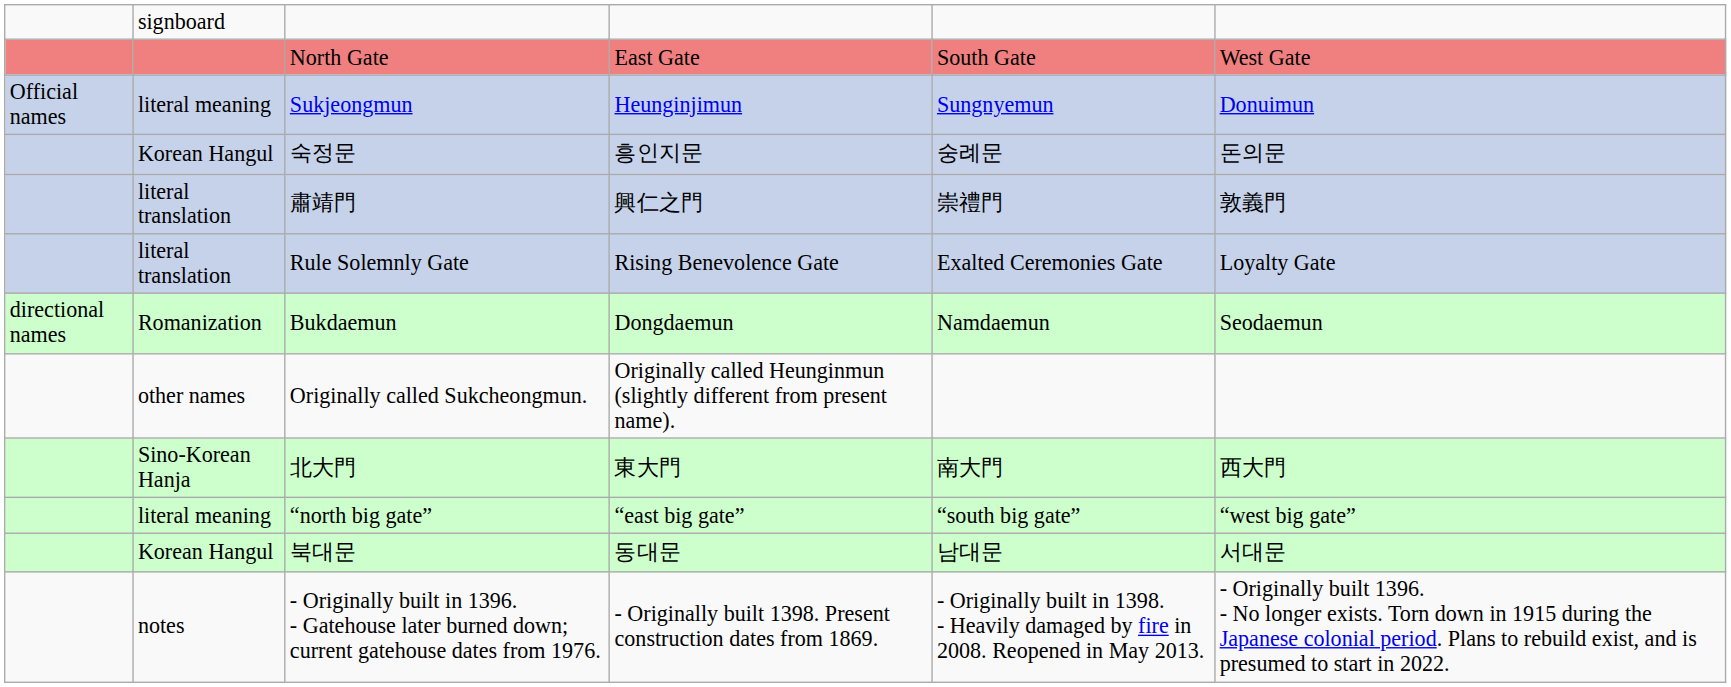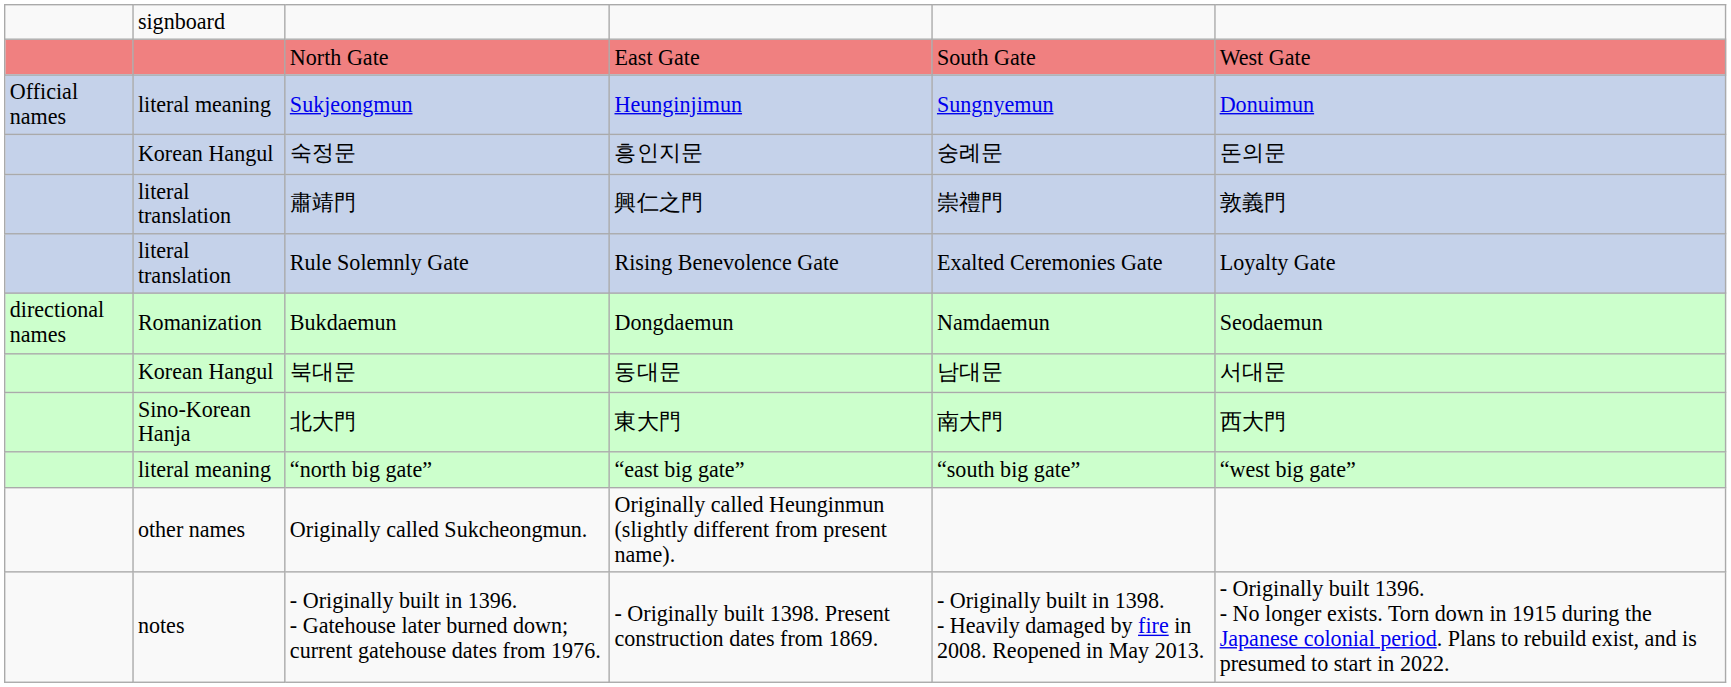rows swapped: (323, 551) <-> (439, 395)
